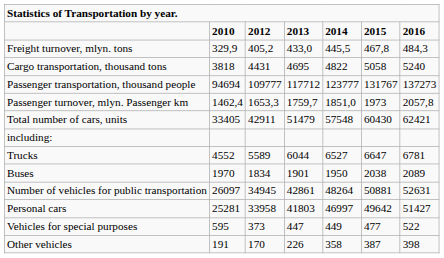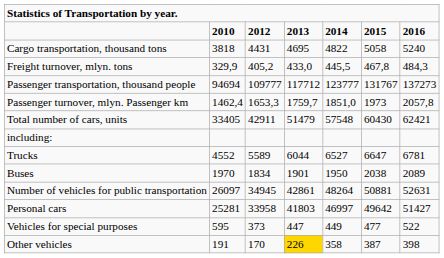rows swapped: (87, 66) <-> (70, 48)
(295, 244) no background -> (295, 244) gold background
